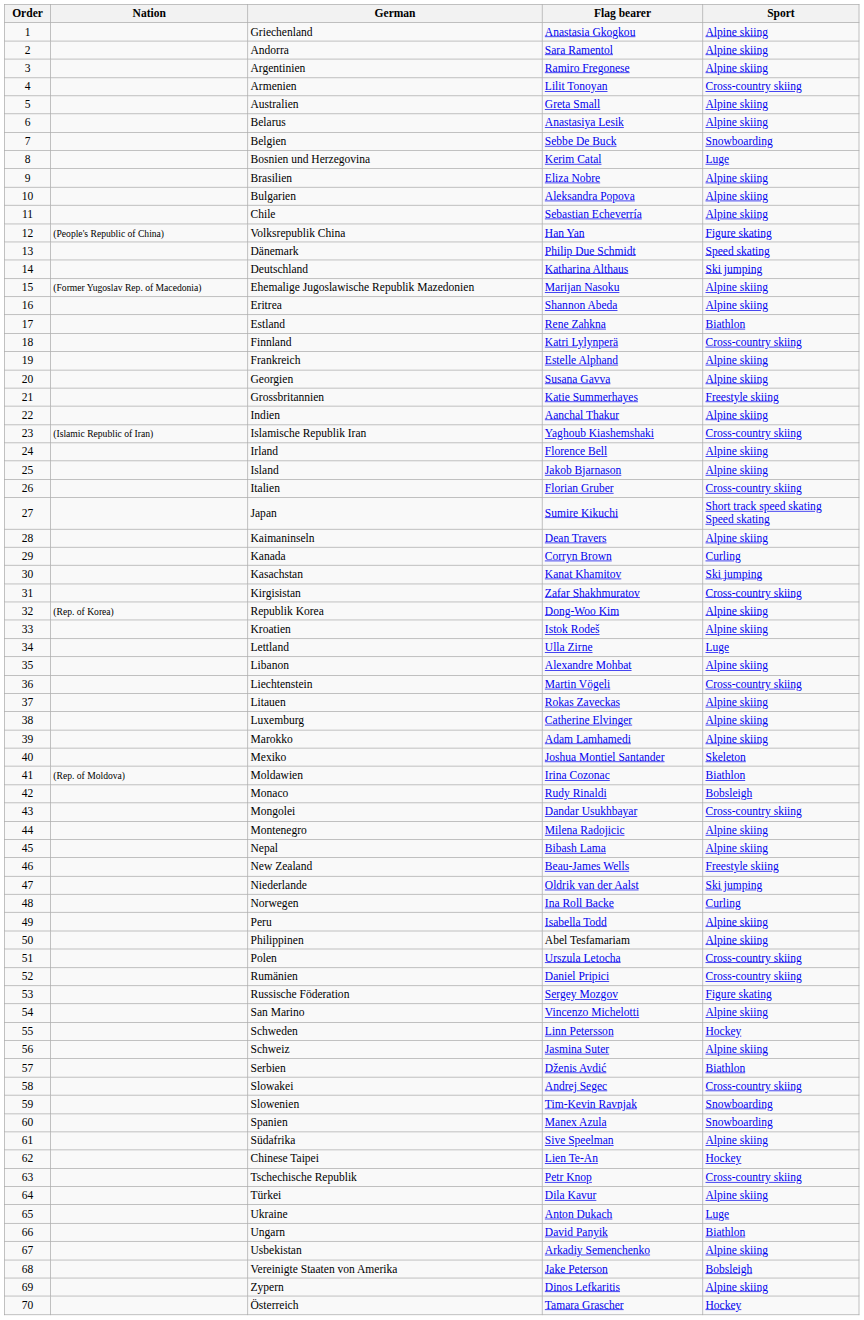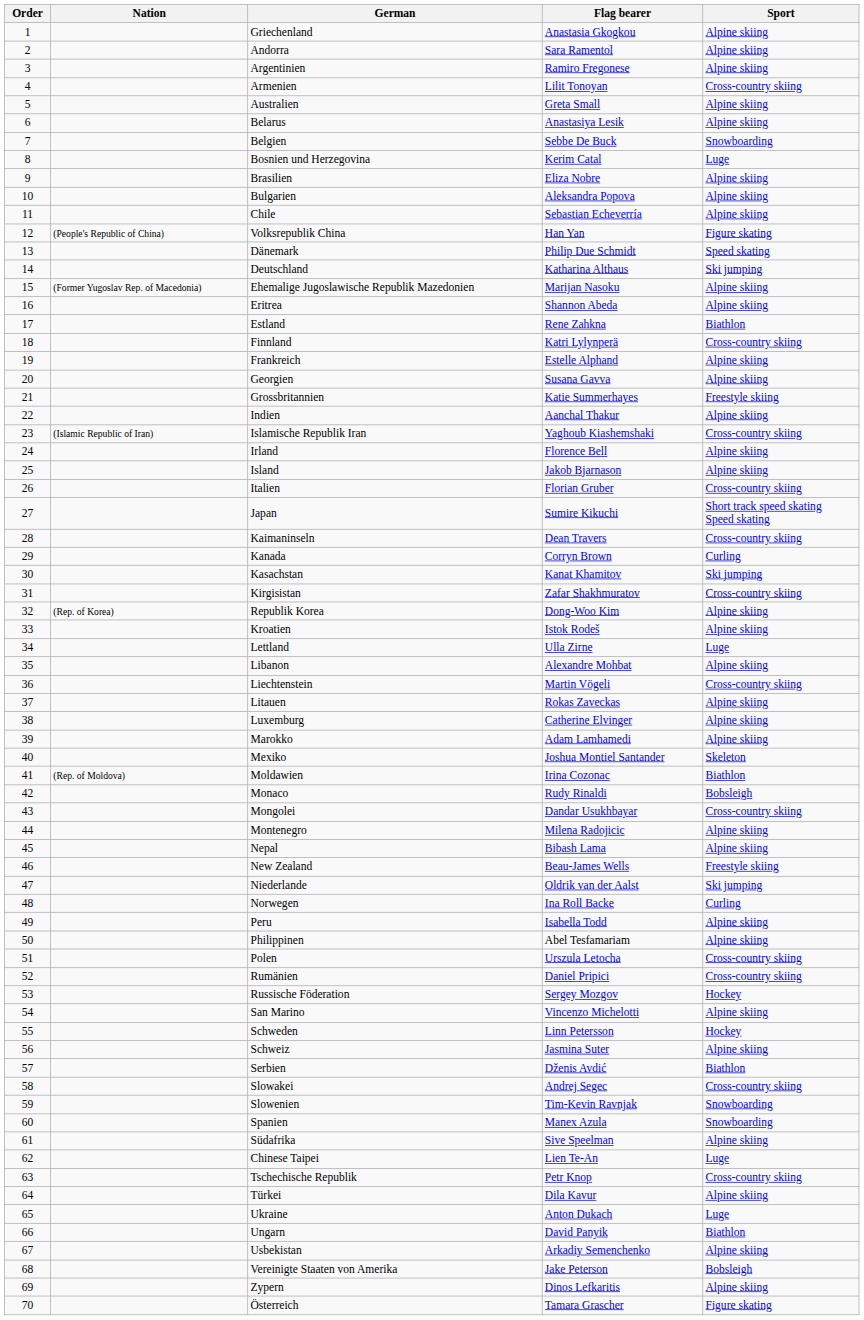(737, 538) Alpine skiing -> (754, 538) Cross-country skiing
(739, 994) Figure skating -> (723, 994) Hockey
(723, 1159) Hockey -> (717, 1159) Luge
(723, 1305) Hockey -> (739, 1305) Figure skating
